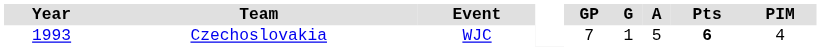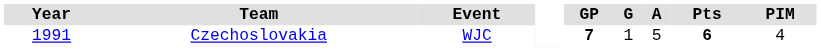(52, 36) 1993 -> (52, 36) 1991
(589, 36) normal -> (589, 36) bold
